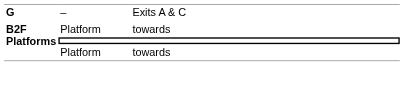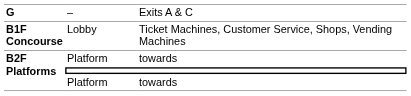+ row: (82, 29)
